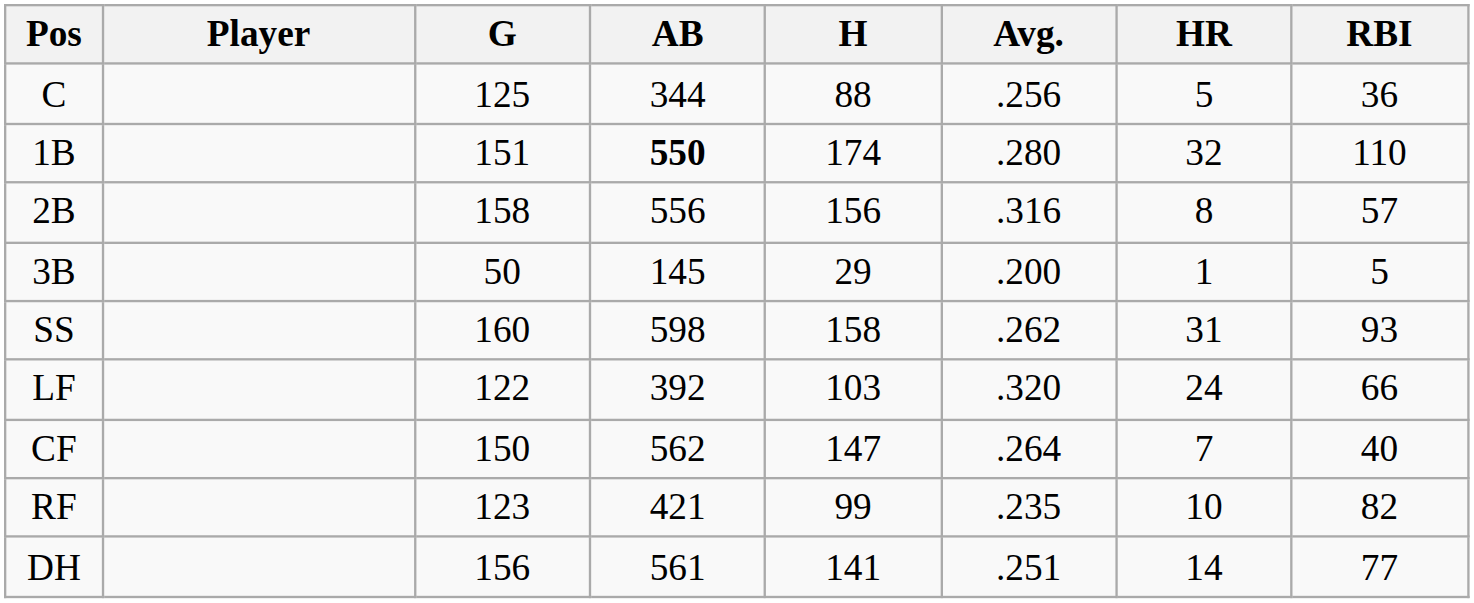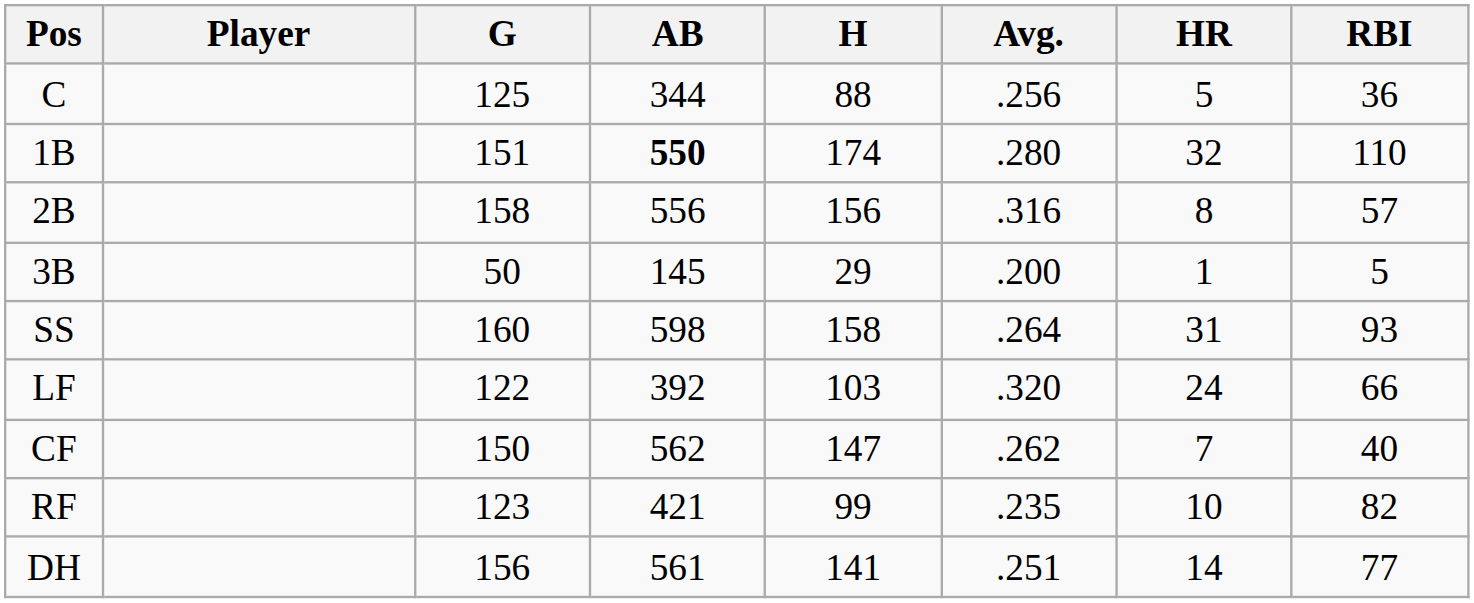(1029, 329) .262 -> (1029, 329) .264
(1029, 447) .264 -> (1029, 447) .262
